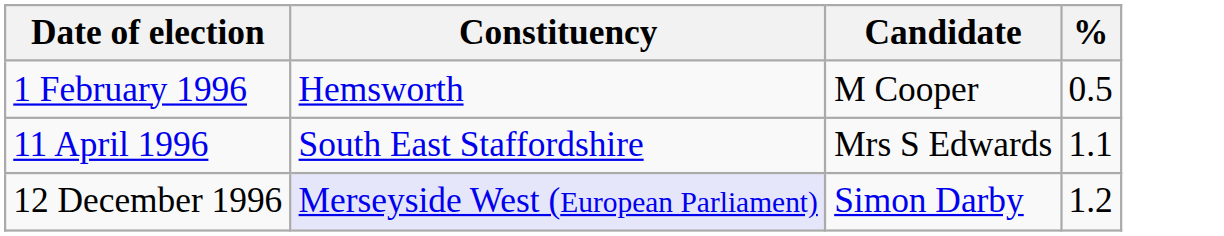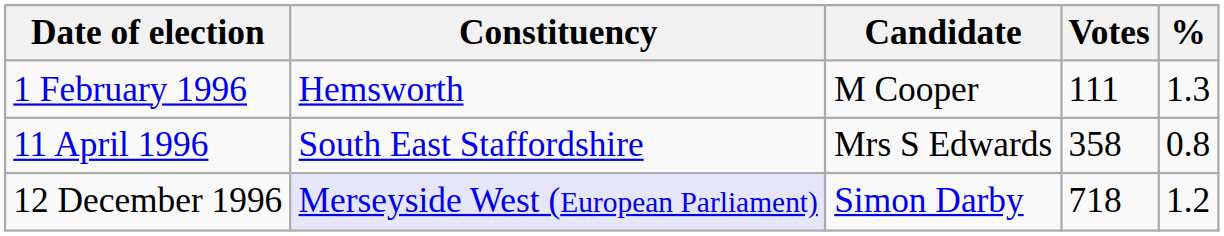+ column: (1109, 32)
(1091, 88) 0.5 -> (1188, 88) 1.3
(1091, 144) 1.1 -> (1188, 144) 0.8
